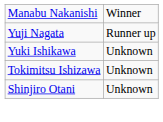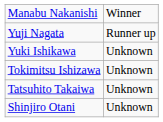+ row: (51, 88)
